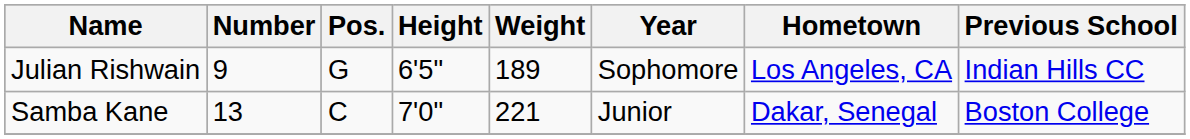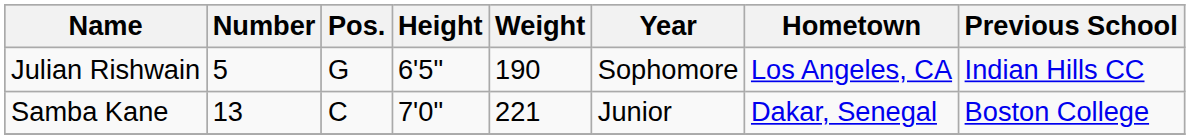(220, 69) 9 -> (220, 69) 5
(518, 69) 189 -> (518, 69) 190
